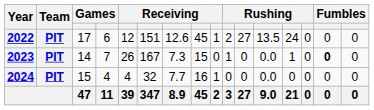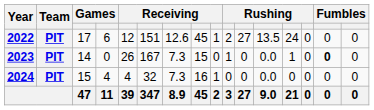(107, 57) 7 -> (107, 57) 0
(177, 76) 7.7 -> (177, 76) 7.3
